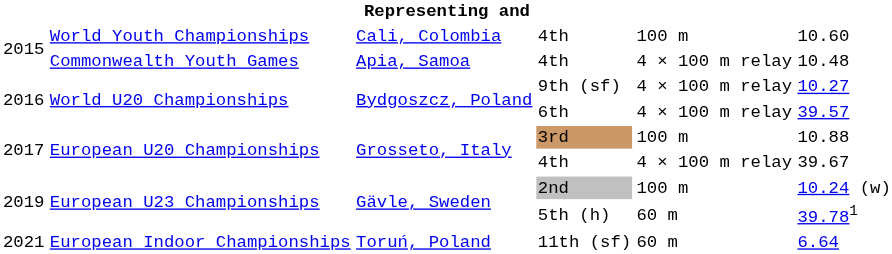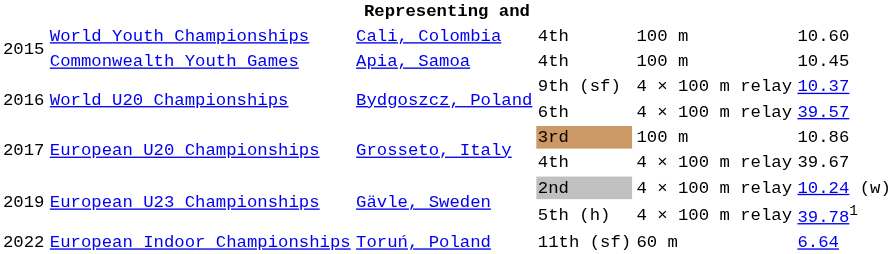(714, 62) 4 × 100 m relay -> (662, 62) 100 m
(823, 62) 10.48 -> (823, 62) 10.45
(823, 87) 10.27 -> (823, 87) 10.37
(823, 137) 10.88 -> (823, 137) 10.86
(662, 188) 100 m -> (714, 188) 4 × 100 m relay
(657, 215) 60 m -> (714, 215) 4 × 100 m relay
(24, 243) 2021 -> (24, 243) 2022
